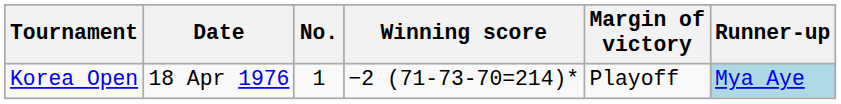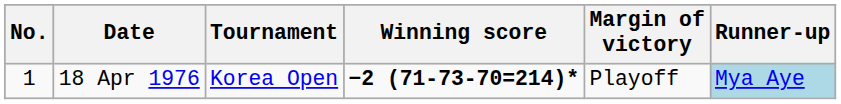columns swapped: (319, 35) <-> (74, 35)
(464, 81) normal -> (464, 81) bold
